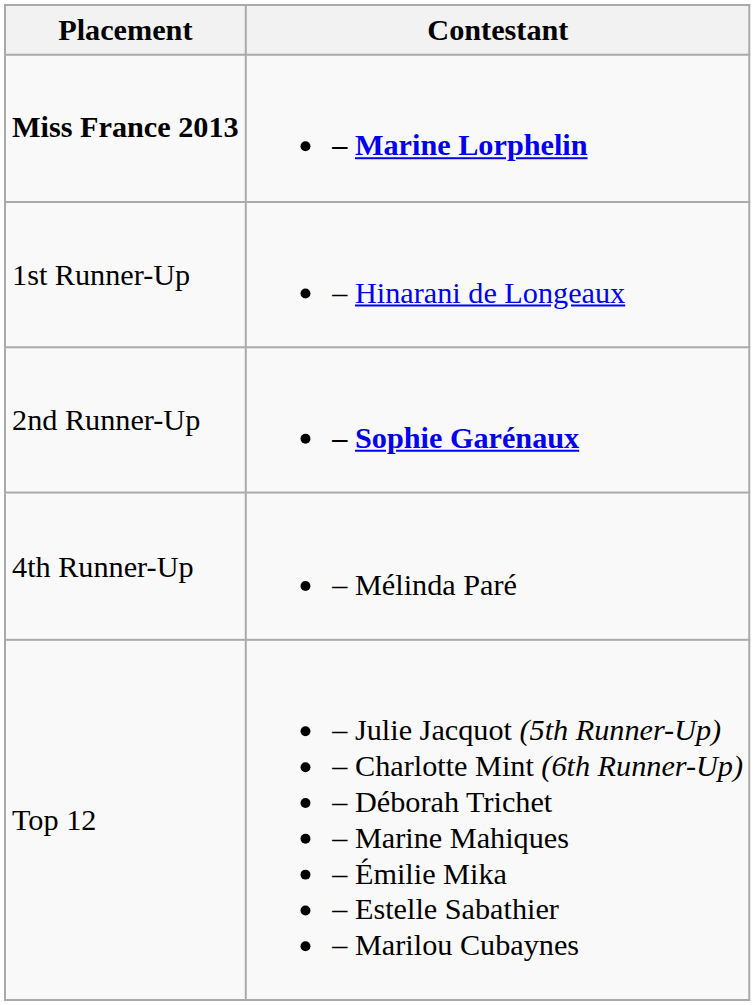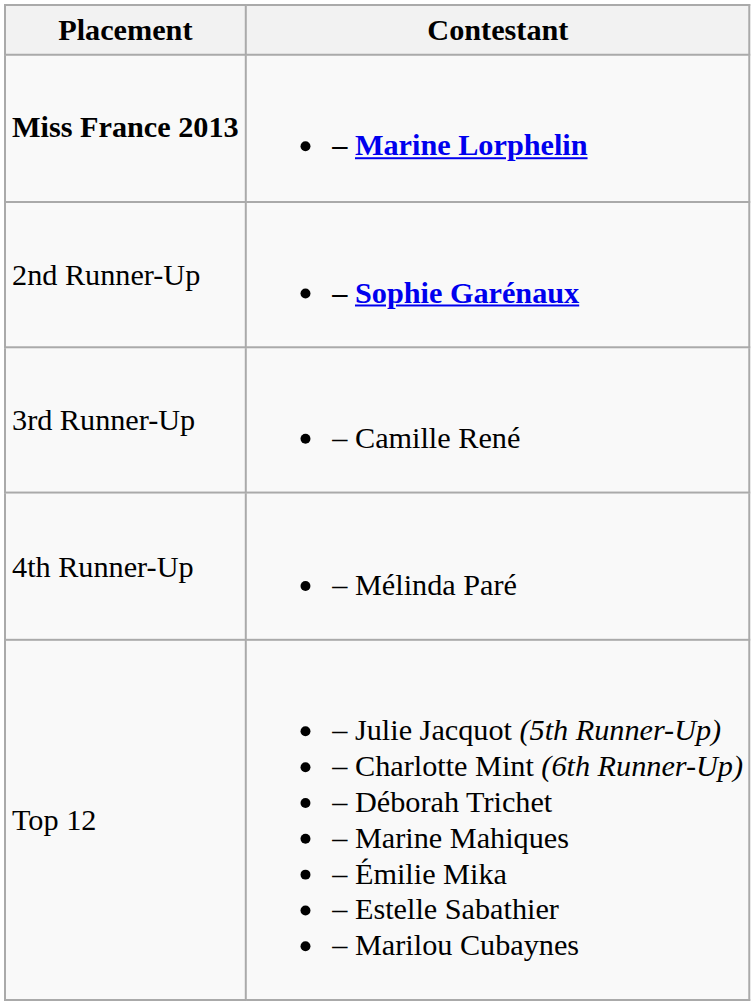- row: (101, 273)
+ row: (104, 419)
